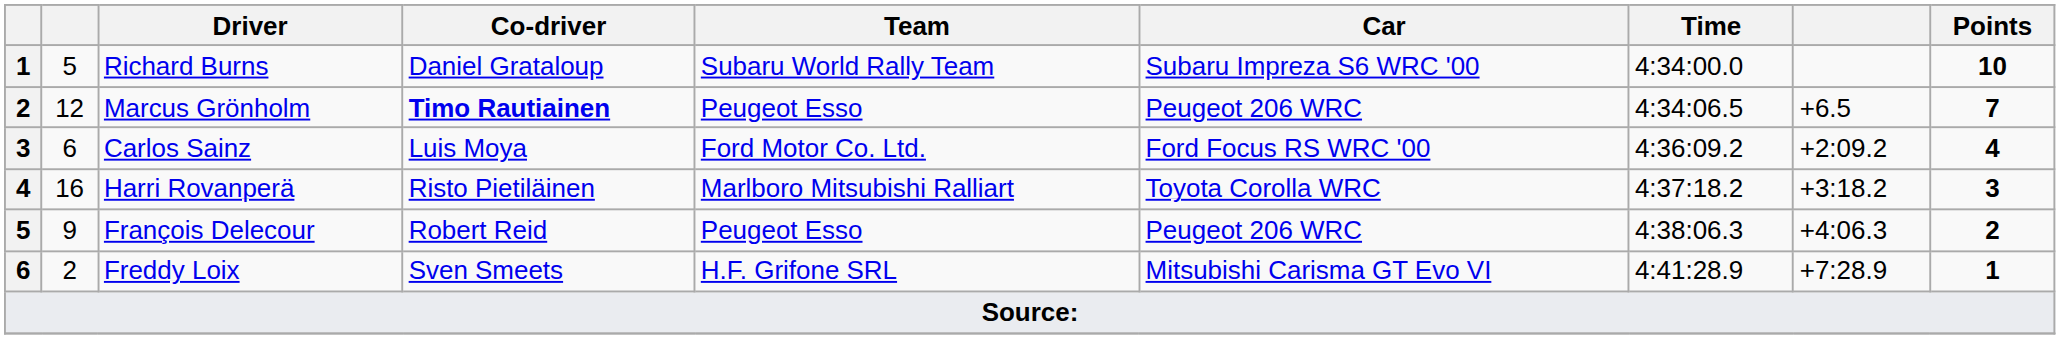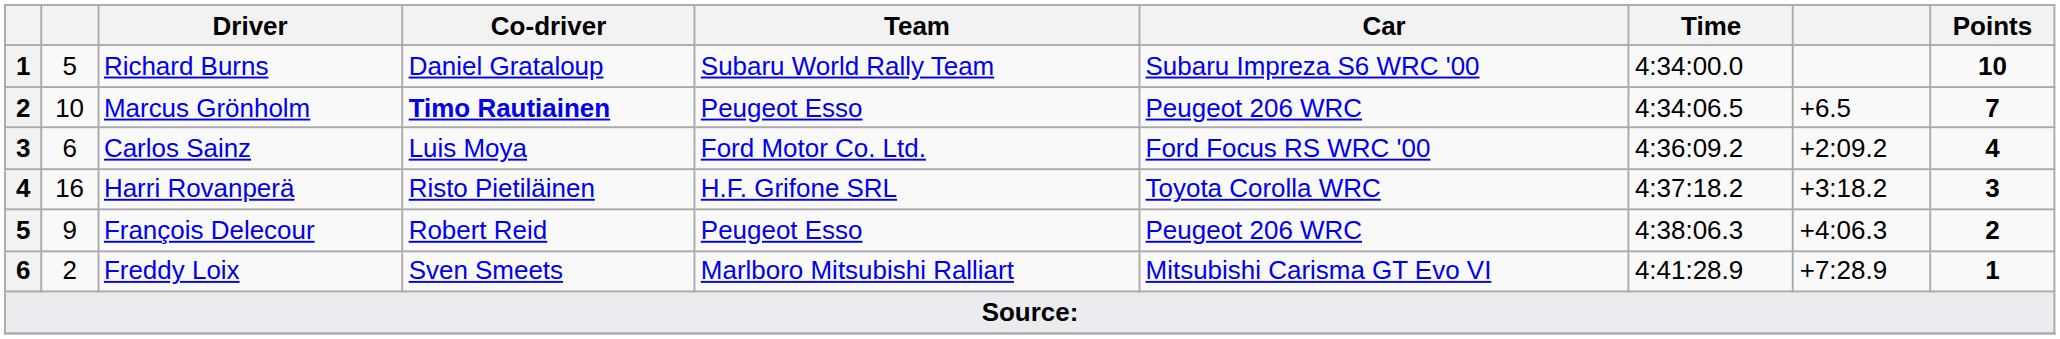(70, 107) 12 -> (70, 107) 10
(857, 189) Marlboro Mitsubishi Ralliart -> (799, 189) H.F. Grifone SRL
(799, 271) H.F. Grifone SRL -> (857, 271) Marlboro Mitsubishi Ralliart
